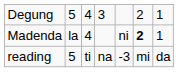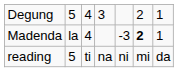(124, 35) ni -> (124, 35) -3
(124, 56) -3 -> (124, 56) ni
